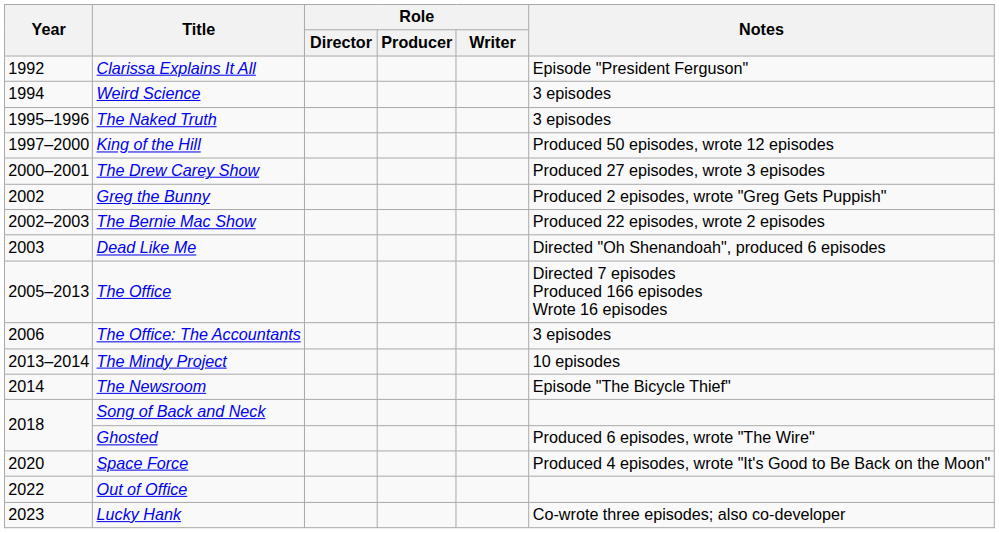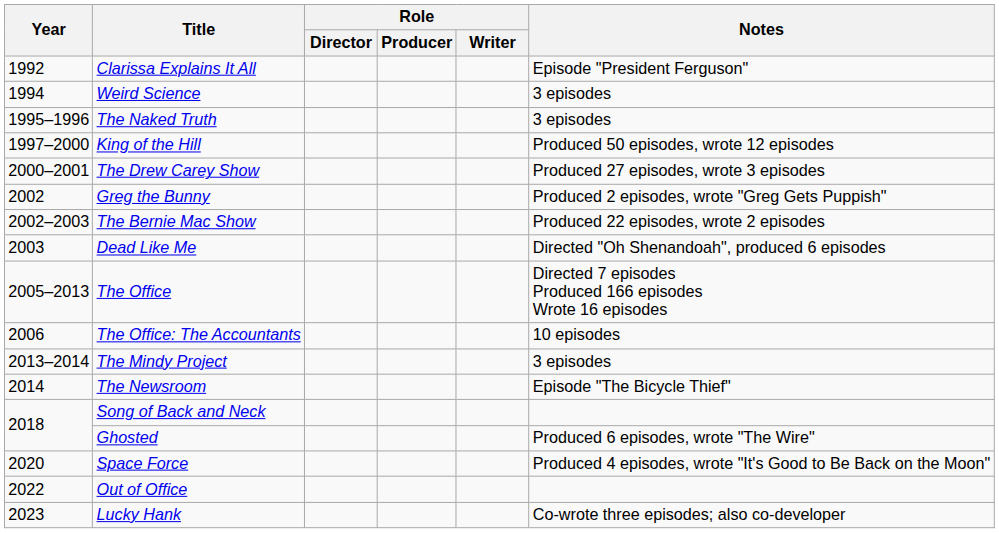(572, 335) 3 episodes -> (576, 335) 10 episodes
(576, 361) 10 episodes -> (572, 361) 3 episodes
